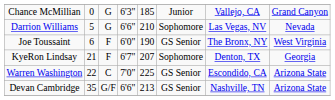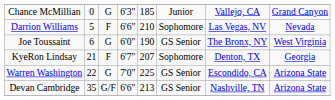(108, 27) G -> (108, 27) F
(108, 42) F -> (108, 42) G
(108, 73) C -> (108, 73) G
